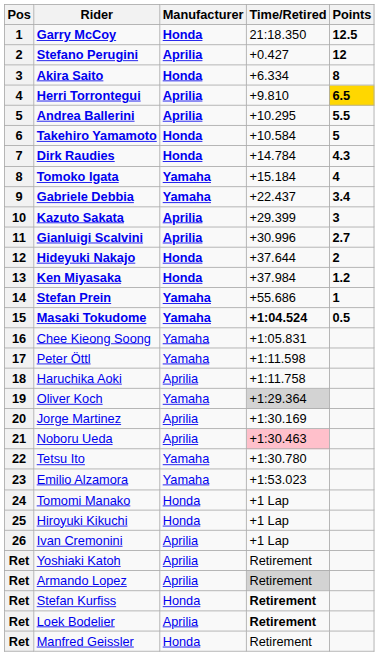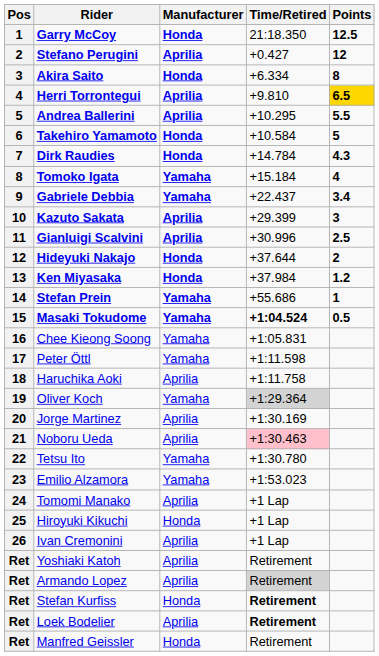(341, 237) 2.7 -> (341, 237) 2.5
(182, 500) Honda -> (180, 500) Aprilia
